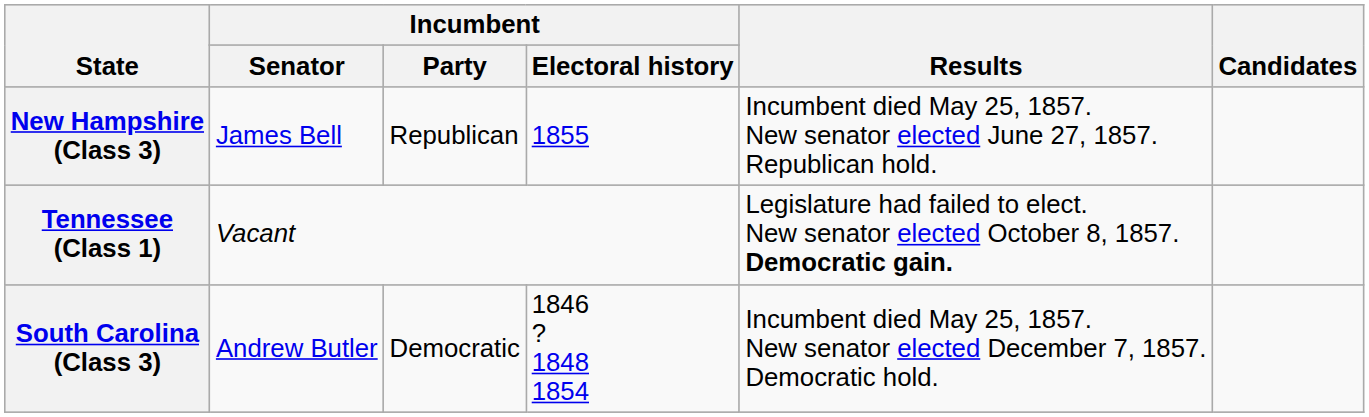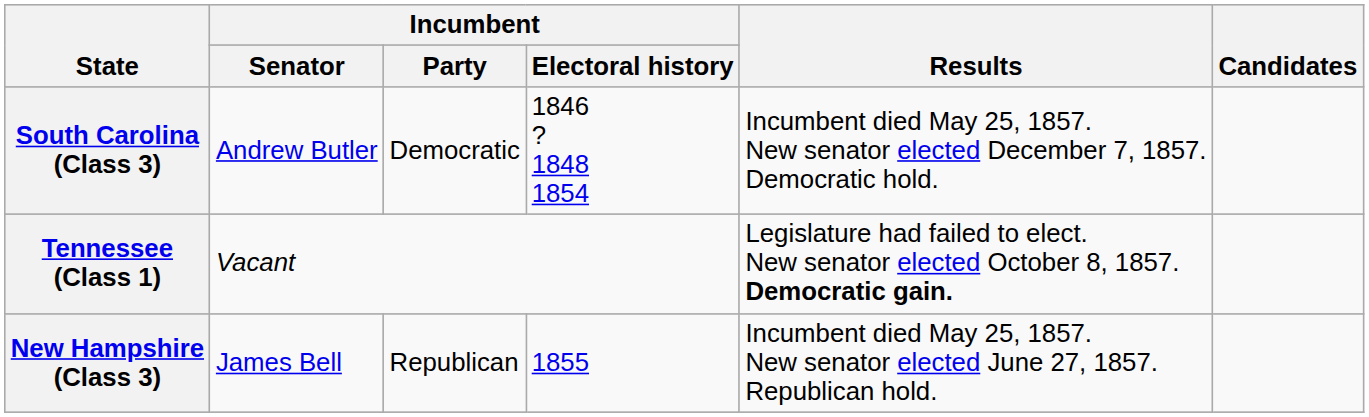rows swapped: (107, 135) <-> (107, 347)
